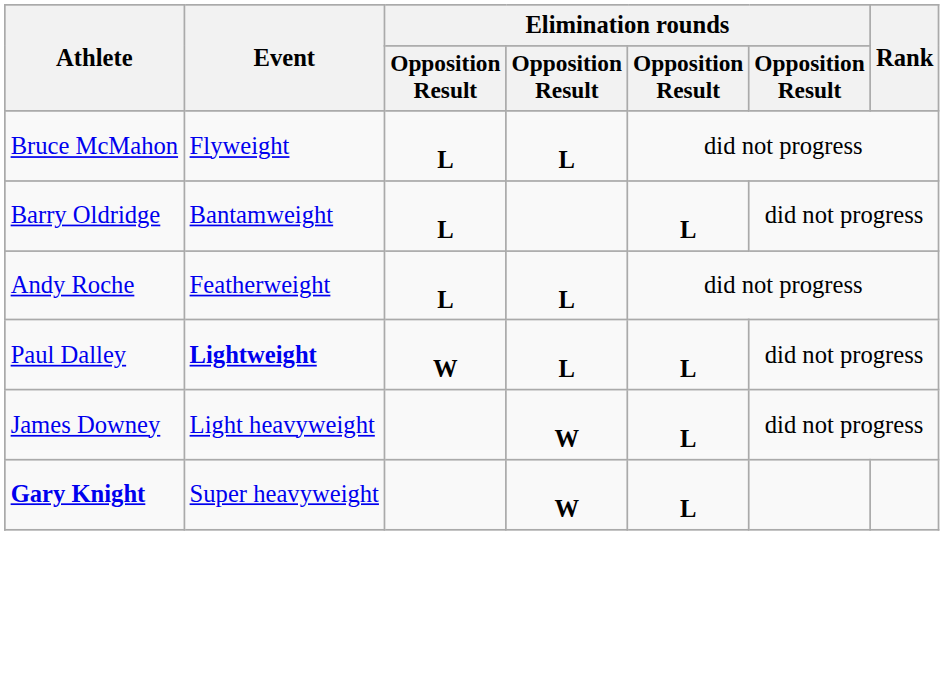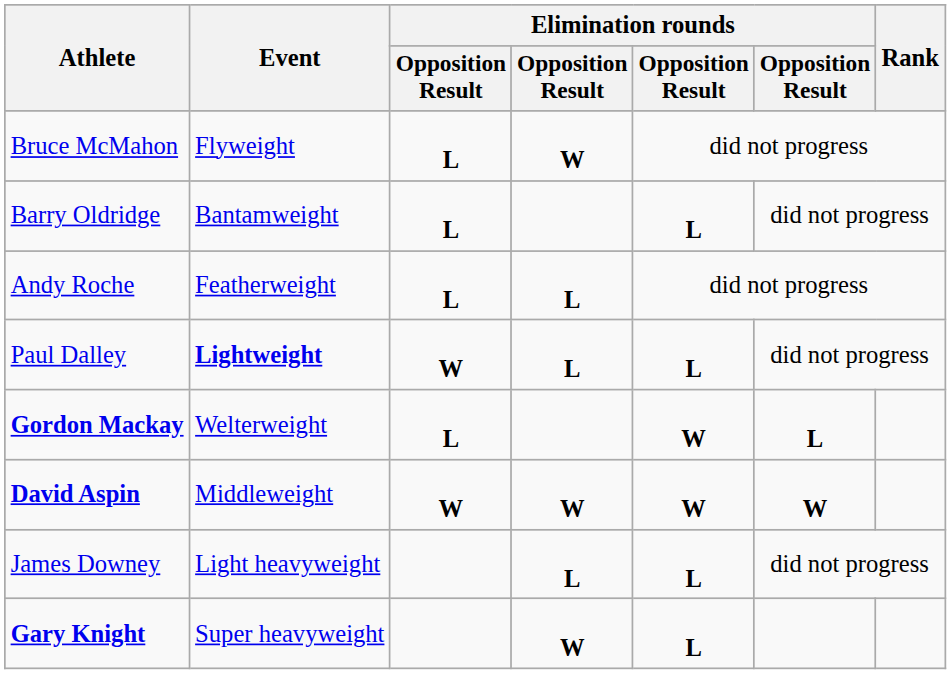(567, 160) L -> (572, 160) W
+ row: (97, 424)
+ row: (75, 494)
(567, 439) W -> (572, 578) L
